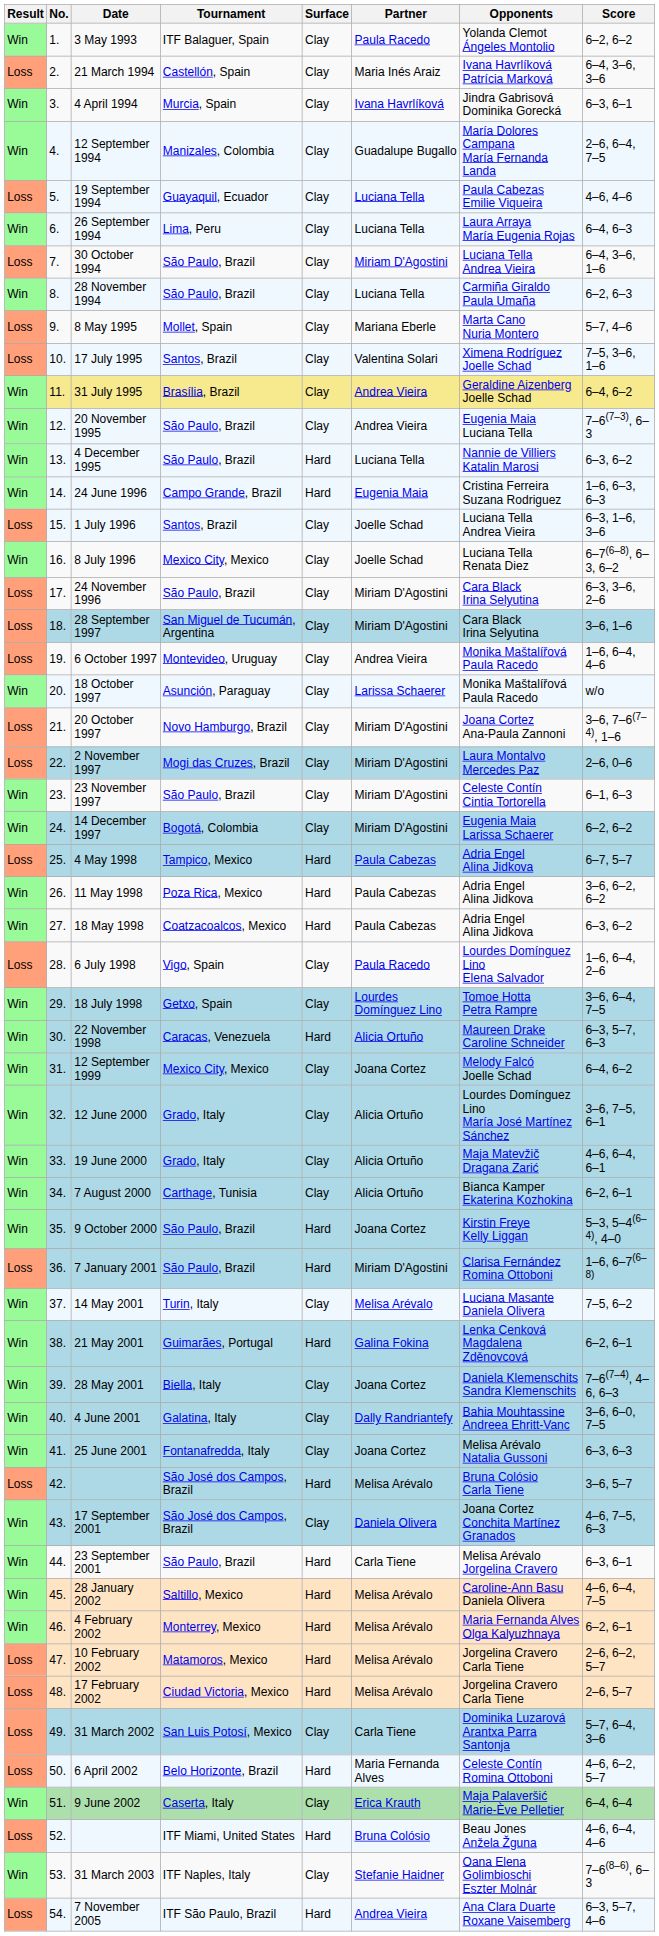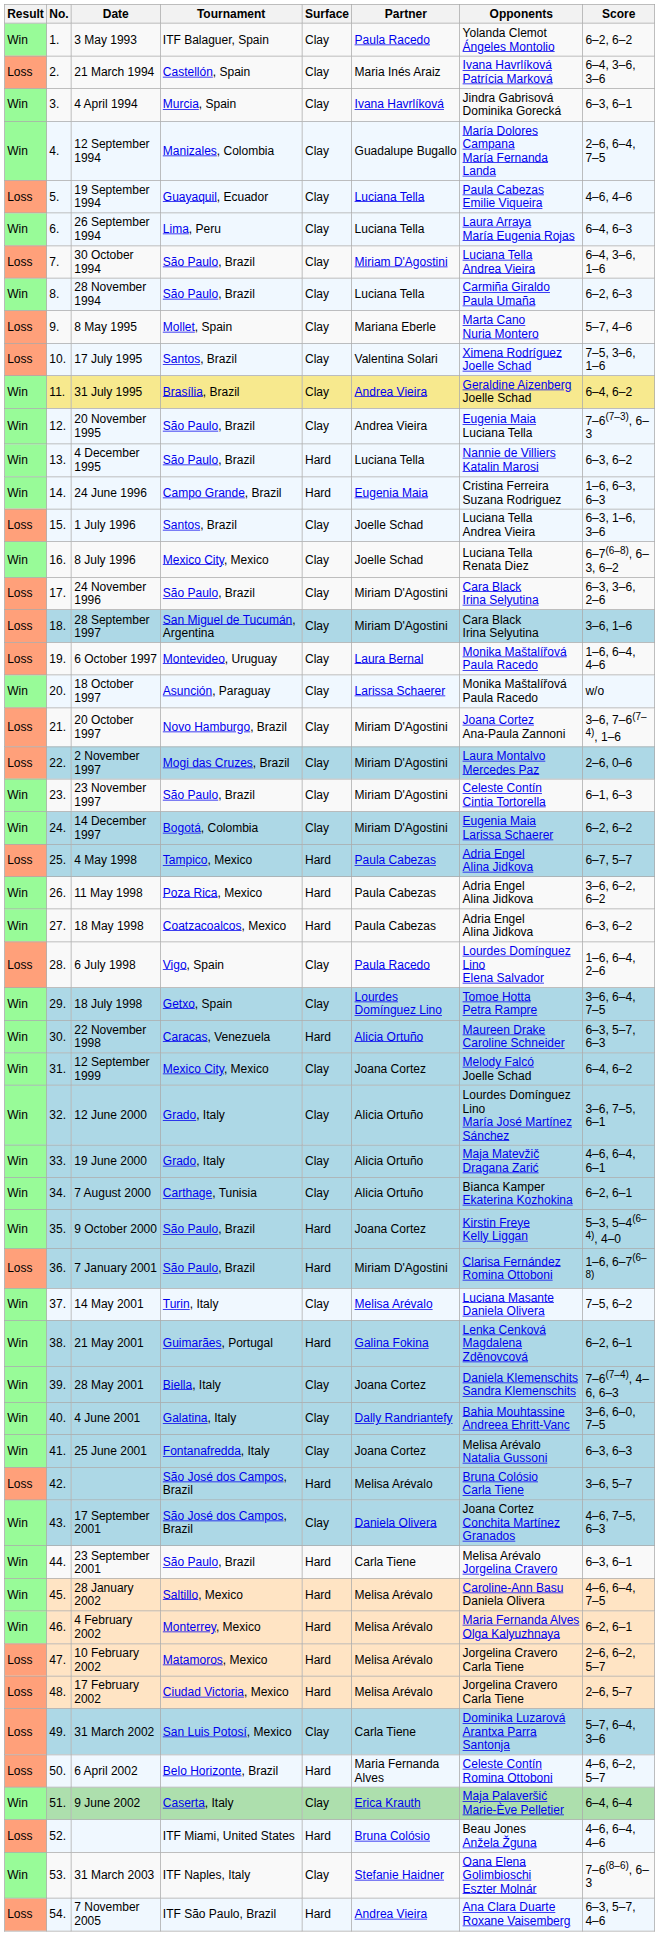(391, 658) Andrea Vieira -> (389, 658) Laura Bernal
